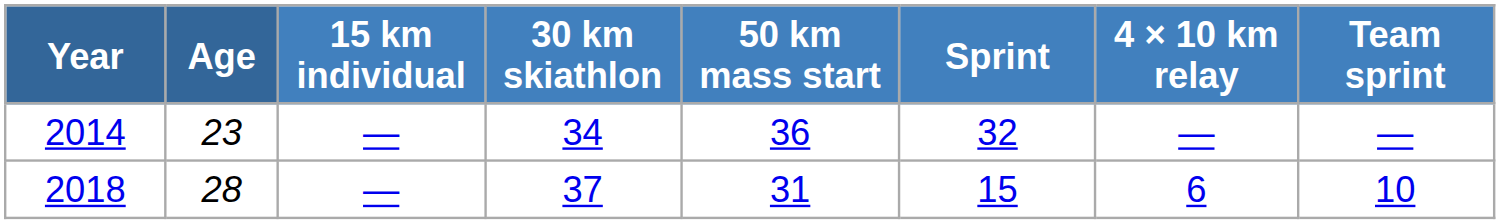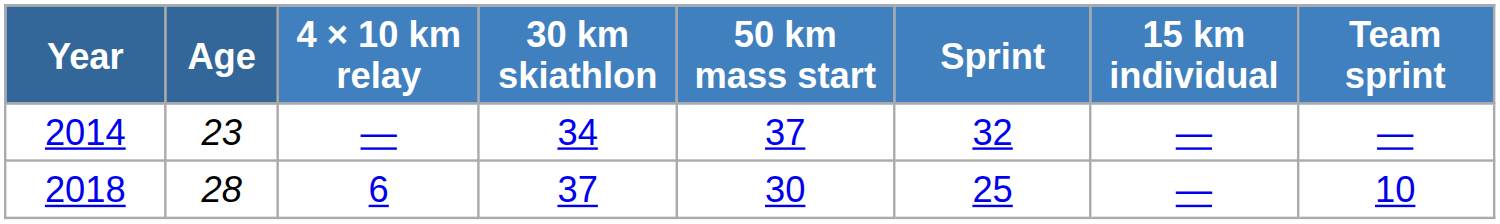columns swapped: (381, 54) <-> (1196, 54)
(790, 132) 36 -> (785, 132) 37
(790, 190) 31 -> (785, 190) 30
(998, 190) 15 -> (993, 190) 25
